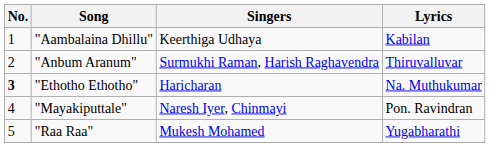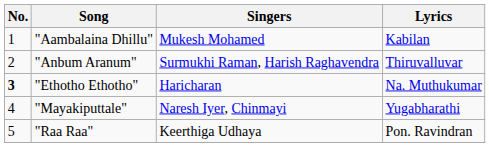(210, 39) Keerthiga Udhaya -> (212, 39) Mukesh Mohamed
(429, 108) Pon. Ravindran -> (423, 108) Yugabharathi
(212, 131) Mukesh Mohamed -> (210, 131) Keerthiga Udhaya
(423, 131) Yugabharathi -> (429, 131) Pon. Ravindran
